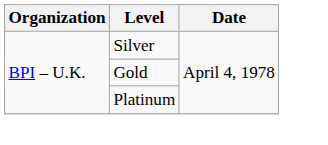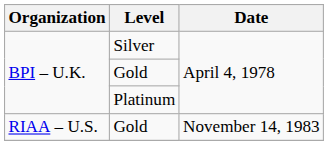+ row: (53, 126)
